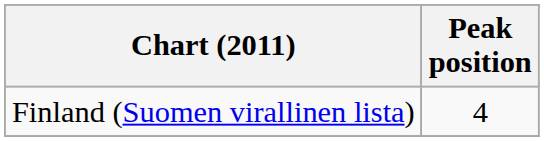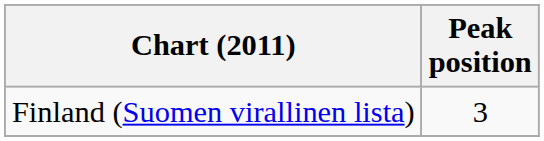(480, 111) 4 -> (480, 111) 3
